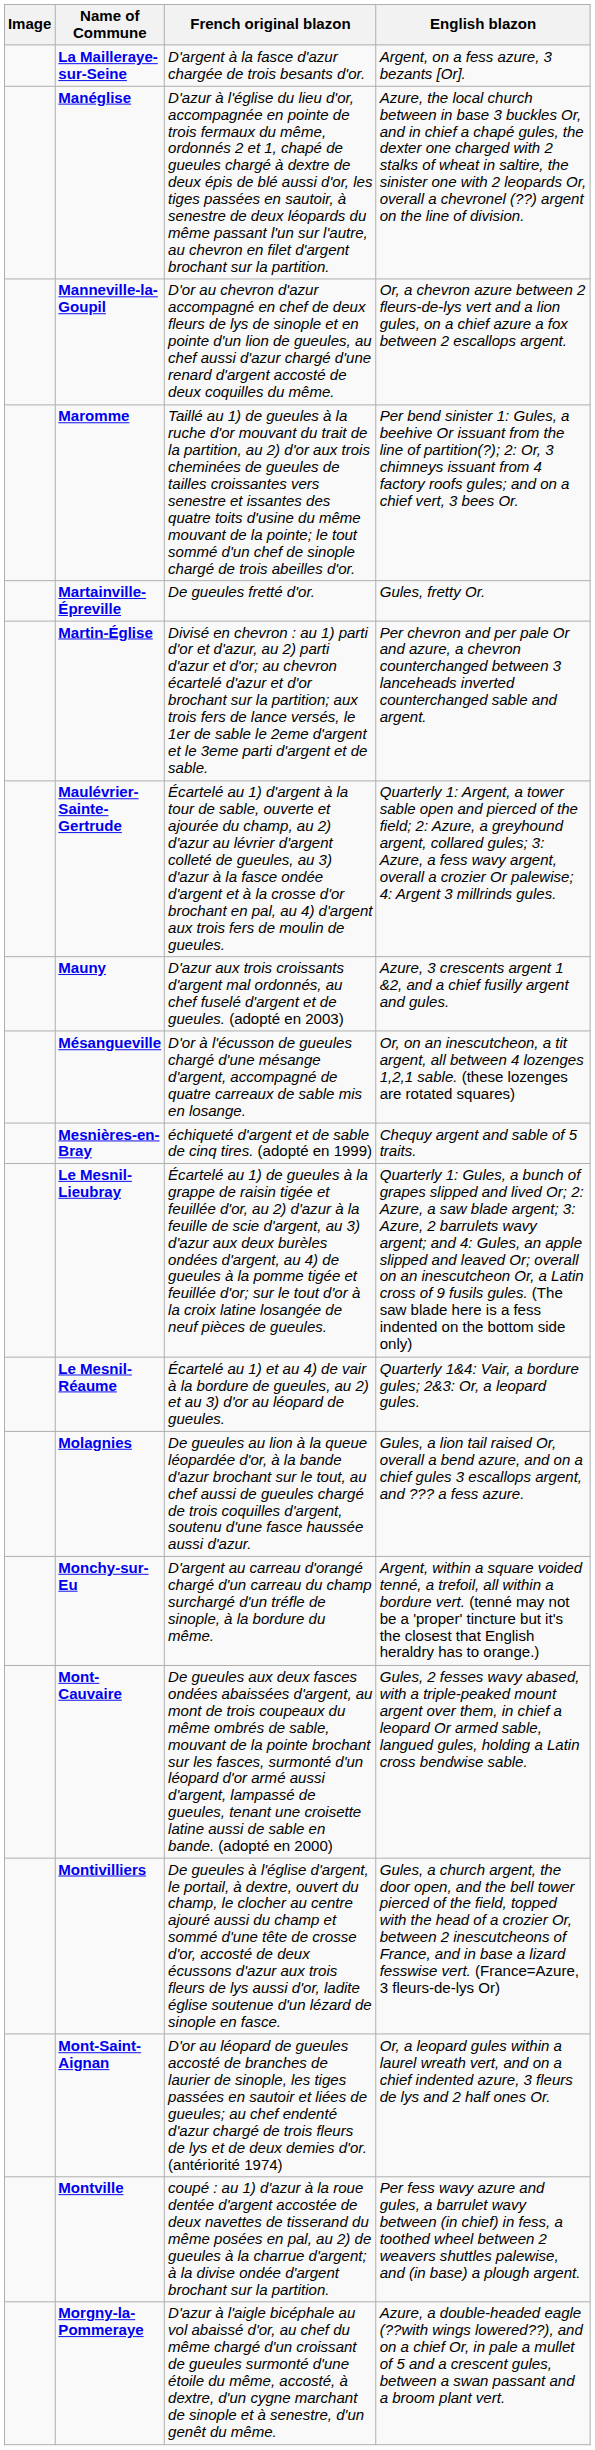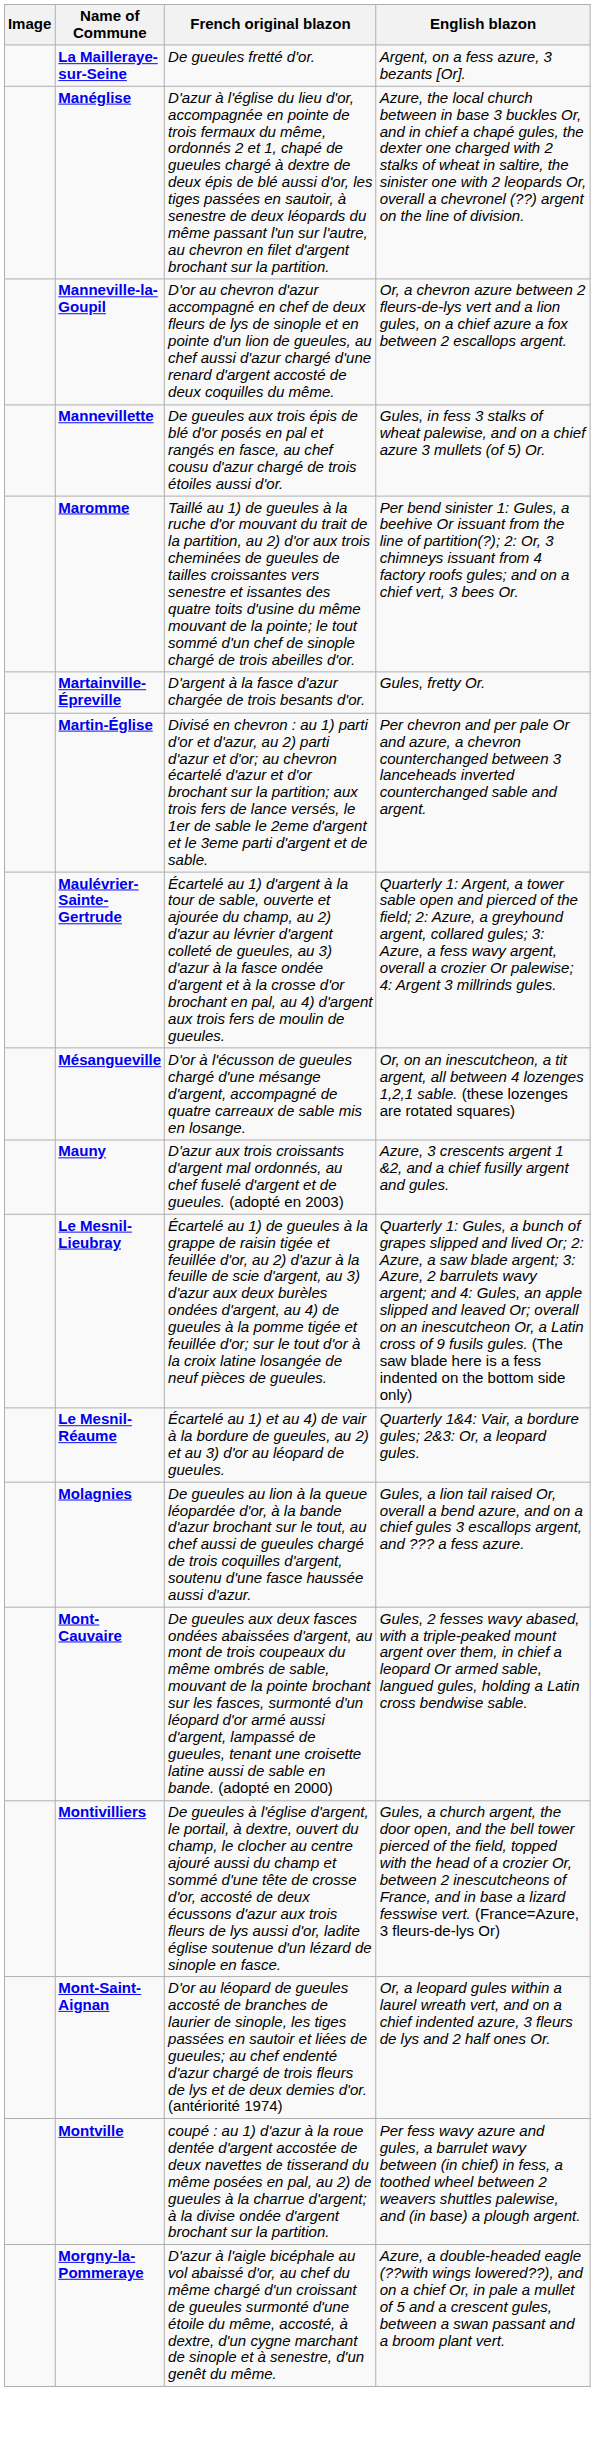(267, 65) D'argent à la fasce d'azur chargée de trois besants d'or. -> (242, 57) De gueules fretté d'or.
+ row: (106, 416)
(242, 592) De gueules fretté d'or. -> (267, 692) D'argent à la fasce d'azur chargée de trois besants d'or.
rows swapped: (82, 968) <-> (110, 1043)
- row: (109, 1143)
- row: (103, 1577)
